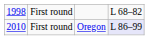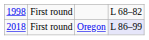(16, 27) 2010 -> (16, 27) 2018
